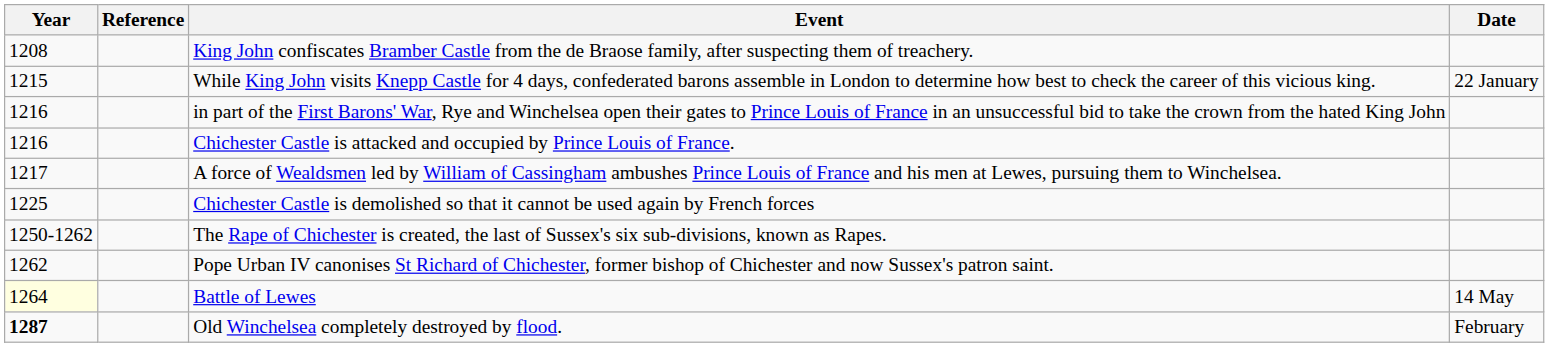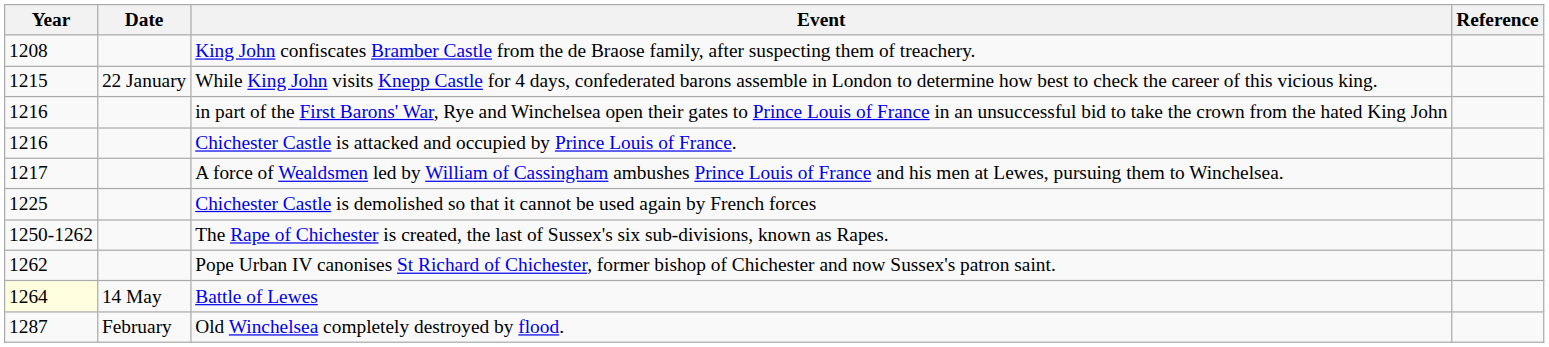columns swapped: (1497, 19) <-> (143, 19)
(28, 326) bold -> (28, 326) normal
